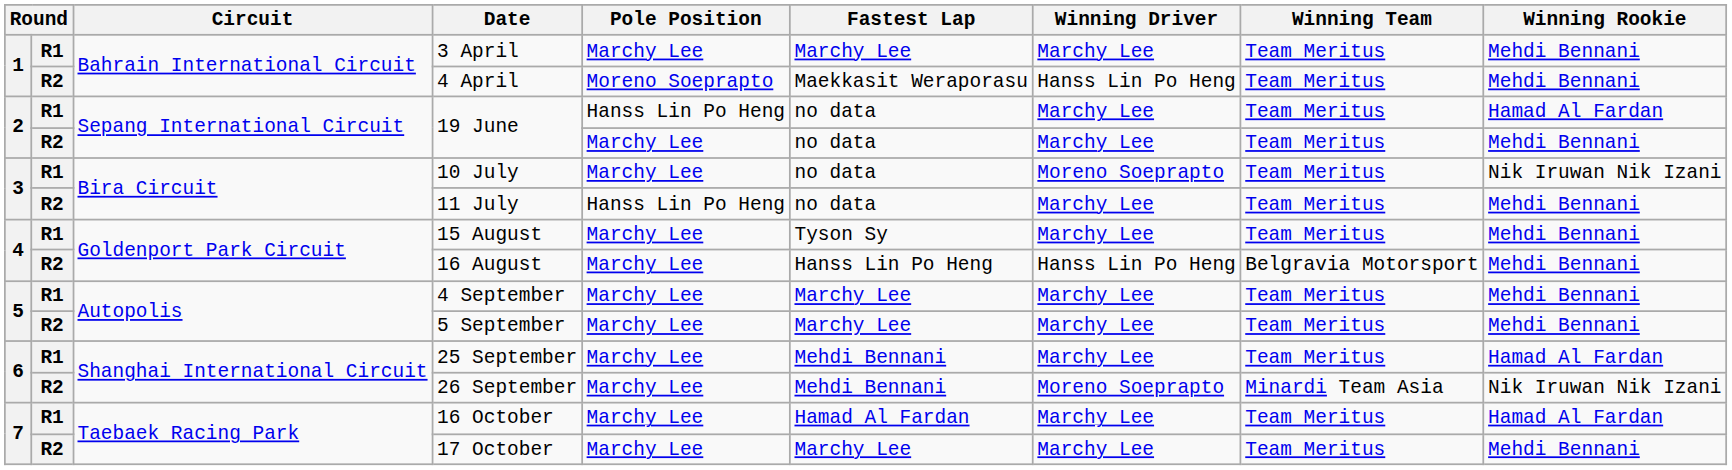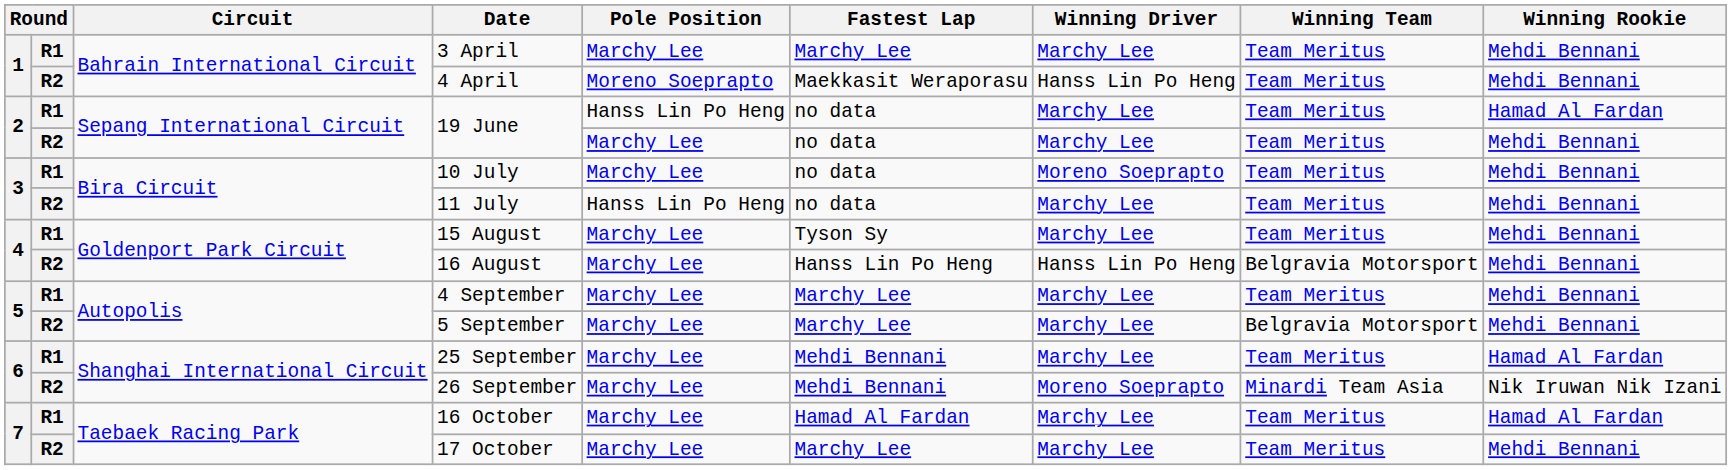(1605, 173) Nik Iruwan Nik Izani -> (1564, 173) Mehdi Bennani
(1315, 327) Team Meritus -> (1362, 327) Belgravia Motorsport
